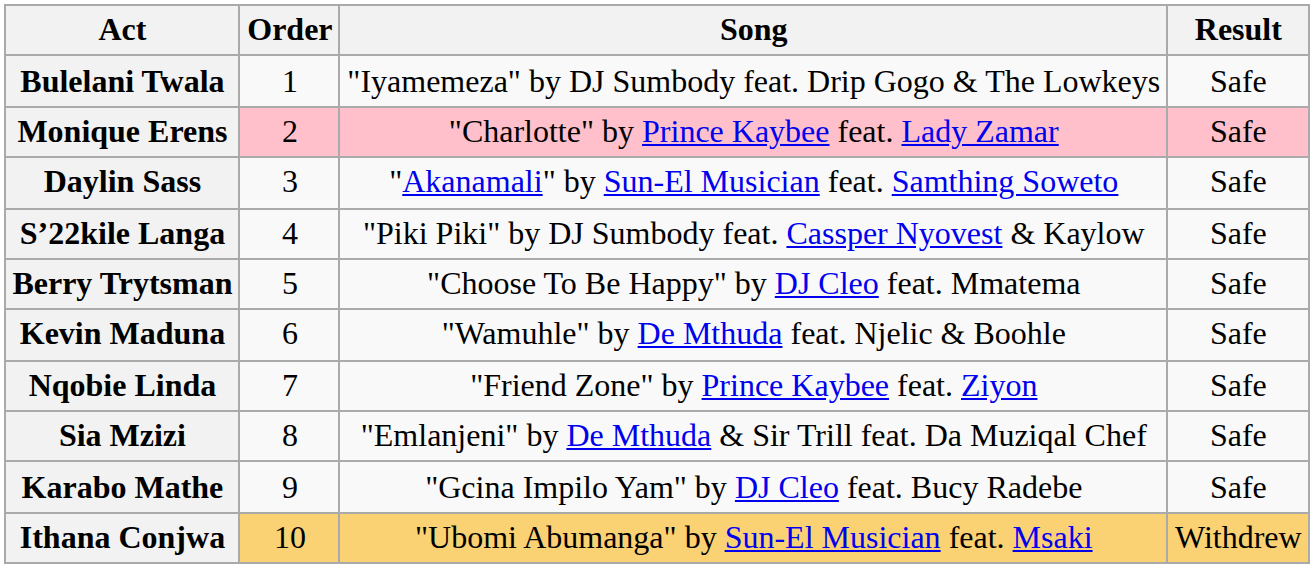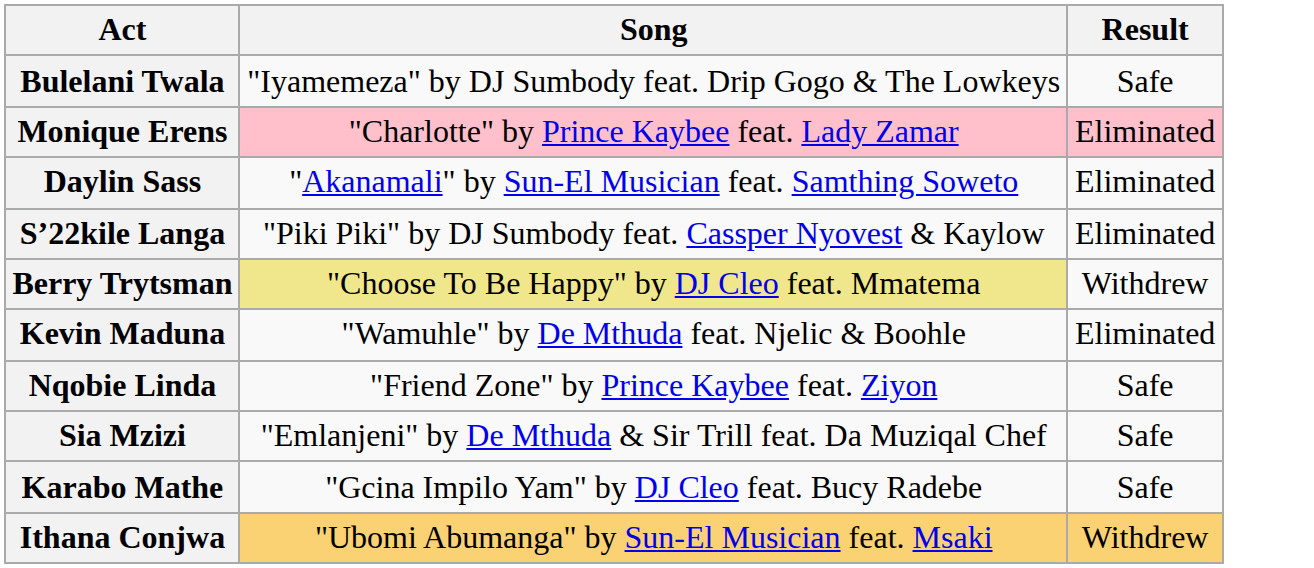- column: (290, 29)
(1238, 131) Safe -> (1145, 131) Eliminated
(1238, 182) Safe -> (1145, 182) Eliminated
(1238, 232) Safe -> (1145, 232) Eliminated
(754, 283) no background -> (654, 283) khaki background
(1238, 283) Safe -> (1145, 283) Withdrew
(1238, 334) Safe -> (1145, 334) Eliminated
